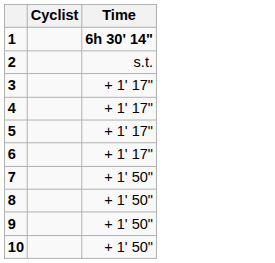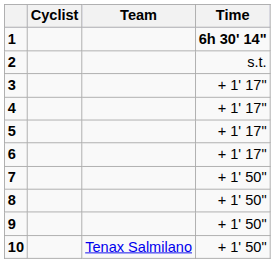+ column: (139, 16)
